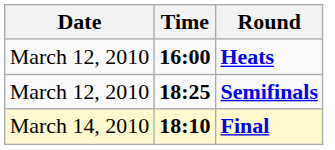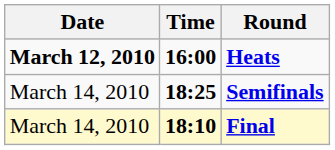(79, 56) normal -> (82, 56) bold
(79, 91) March 12, 2010 -> (79, 91) March 14, 2010
